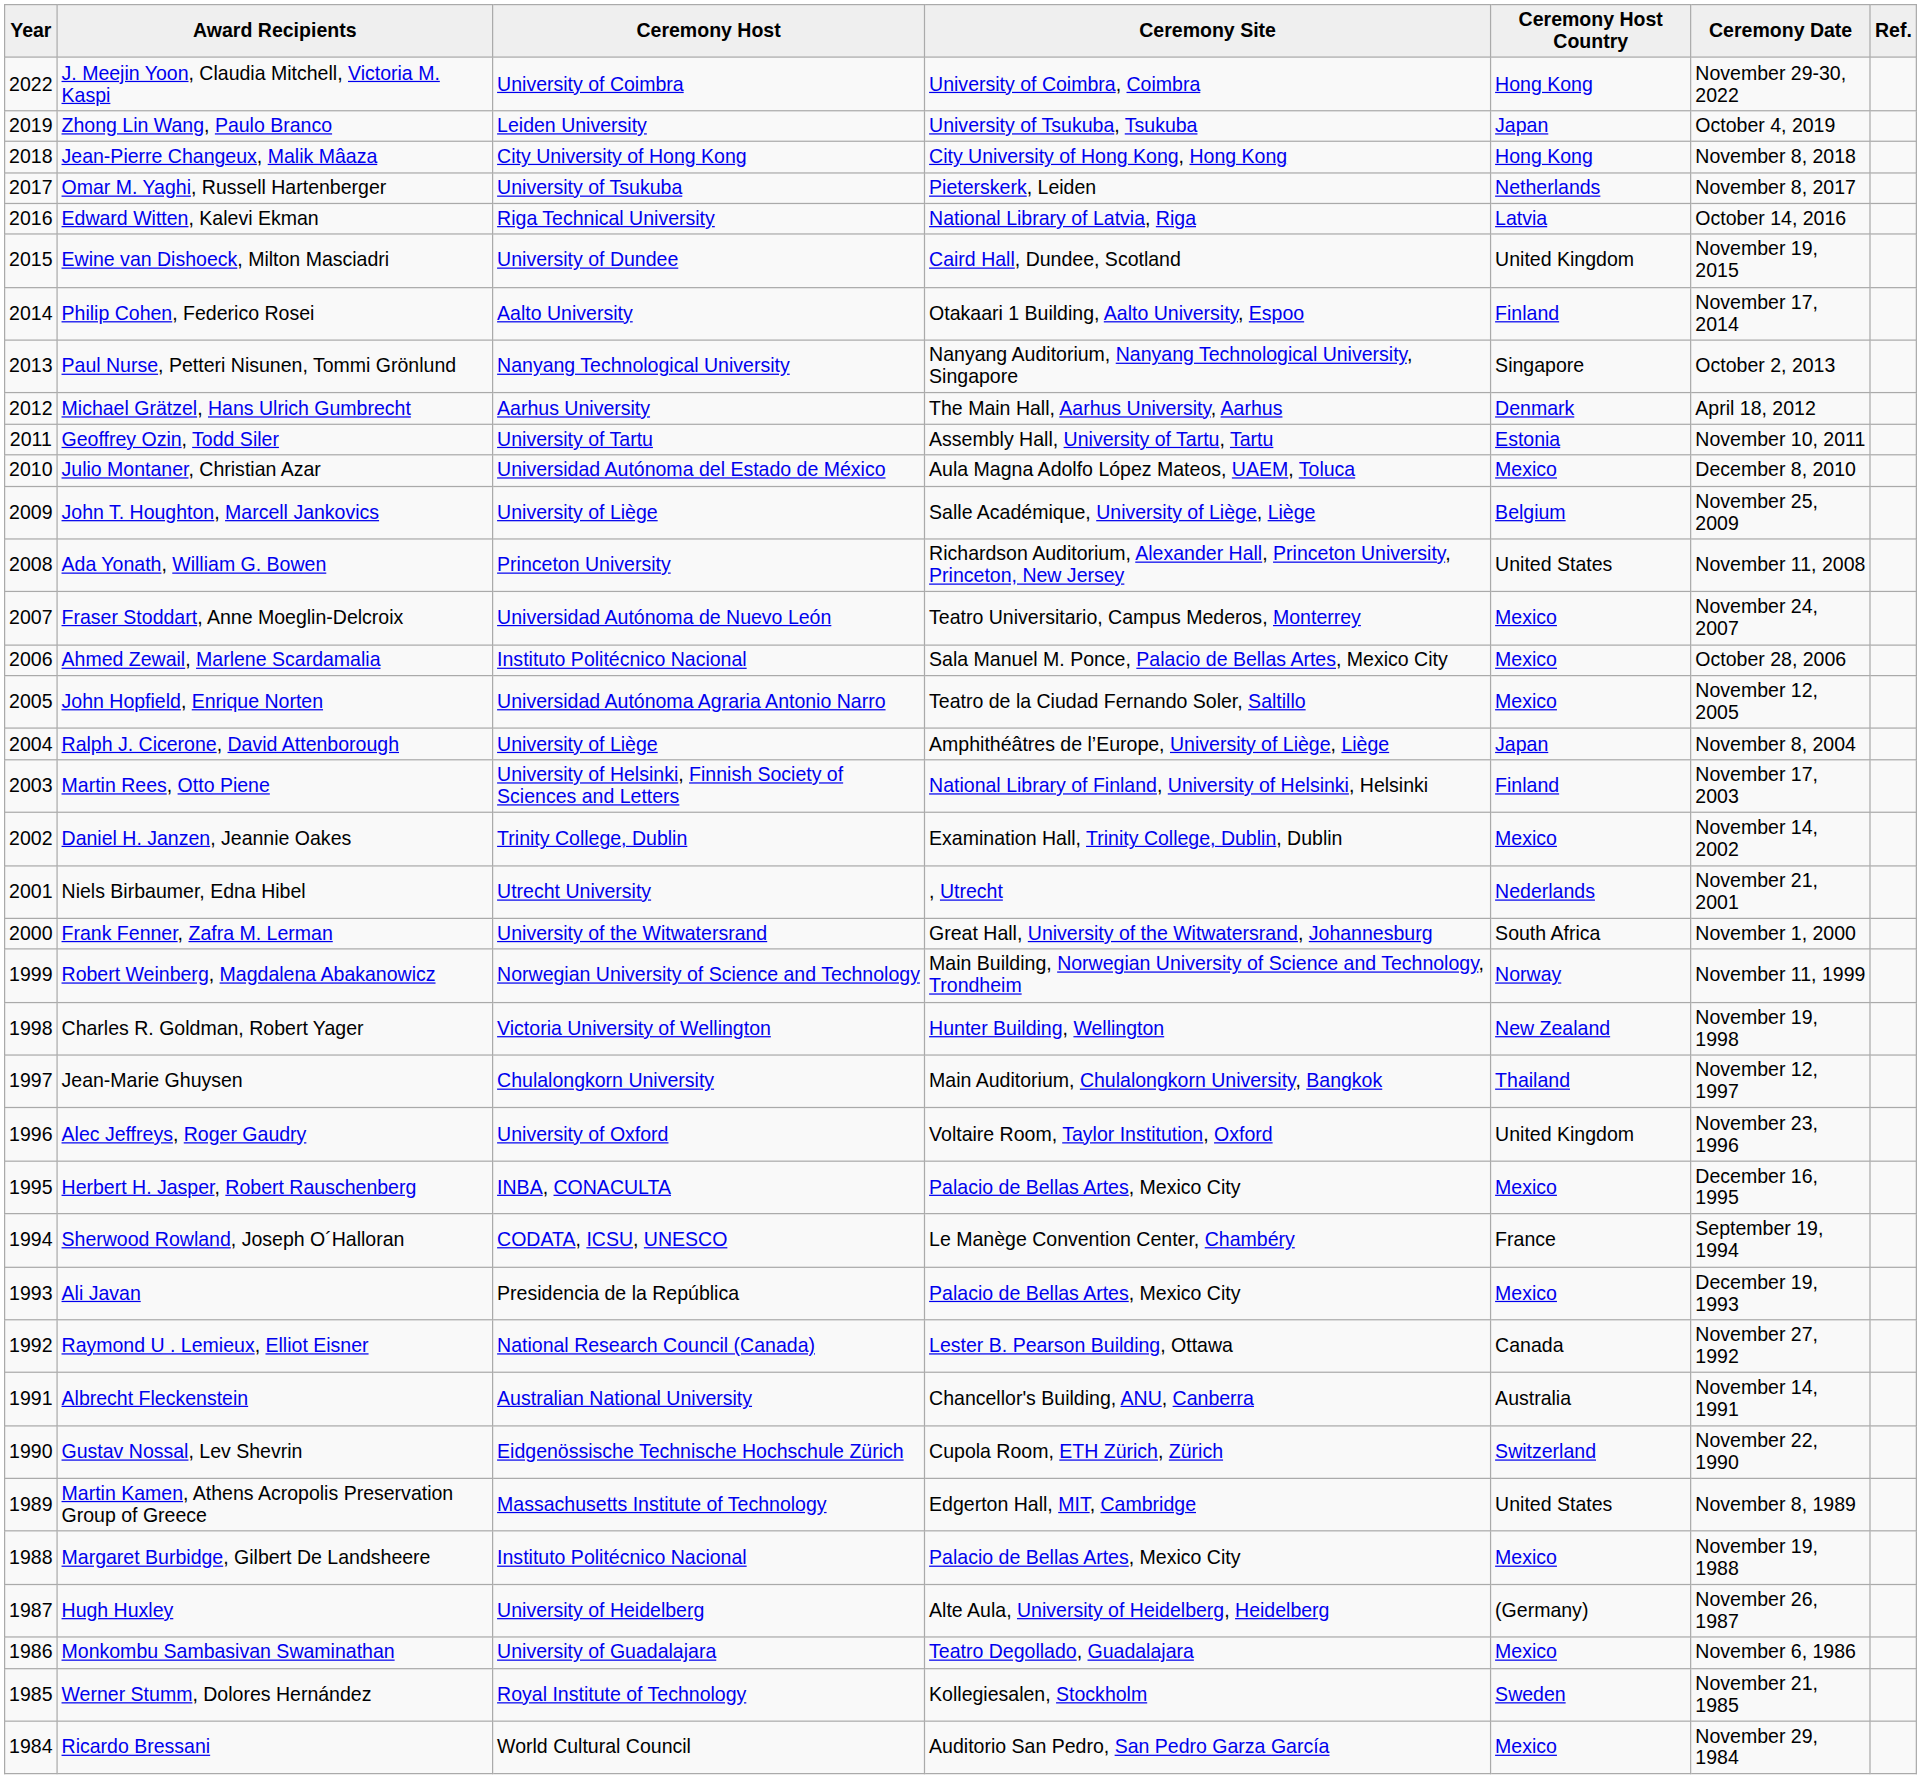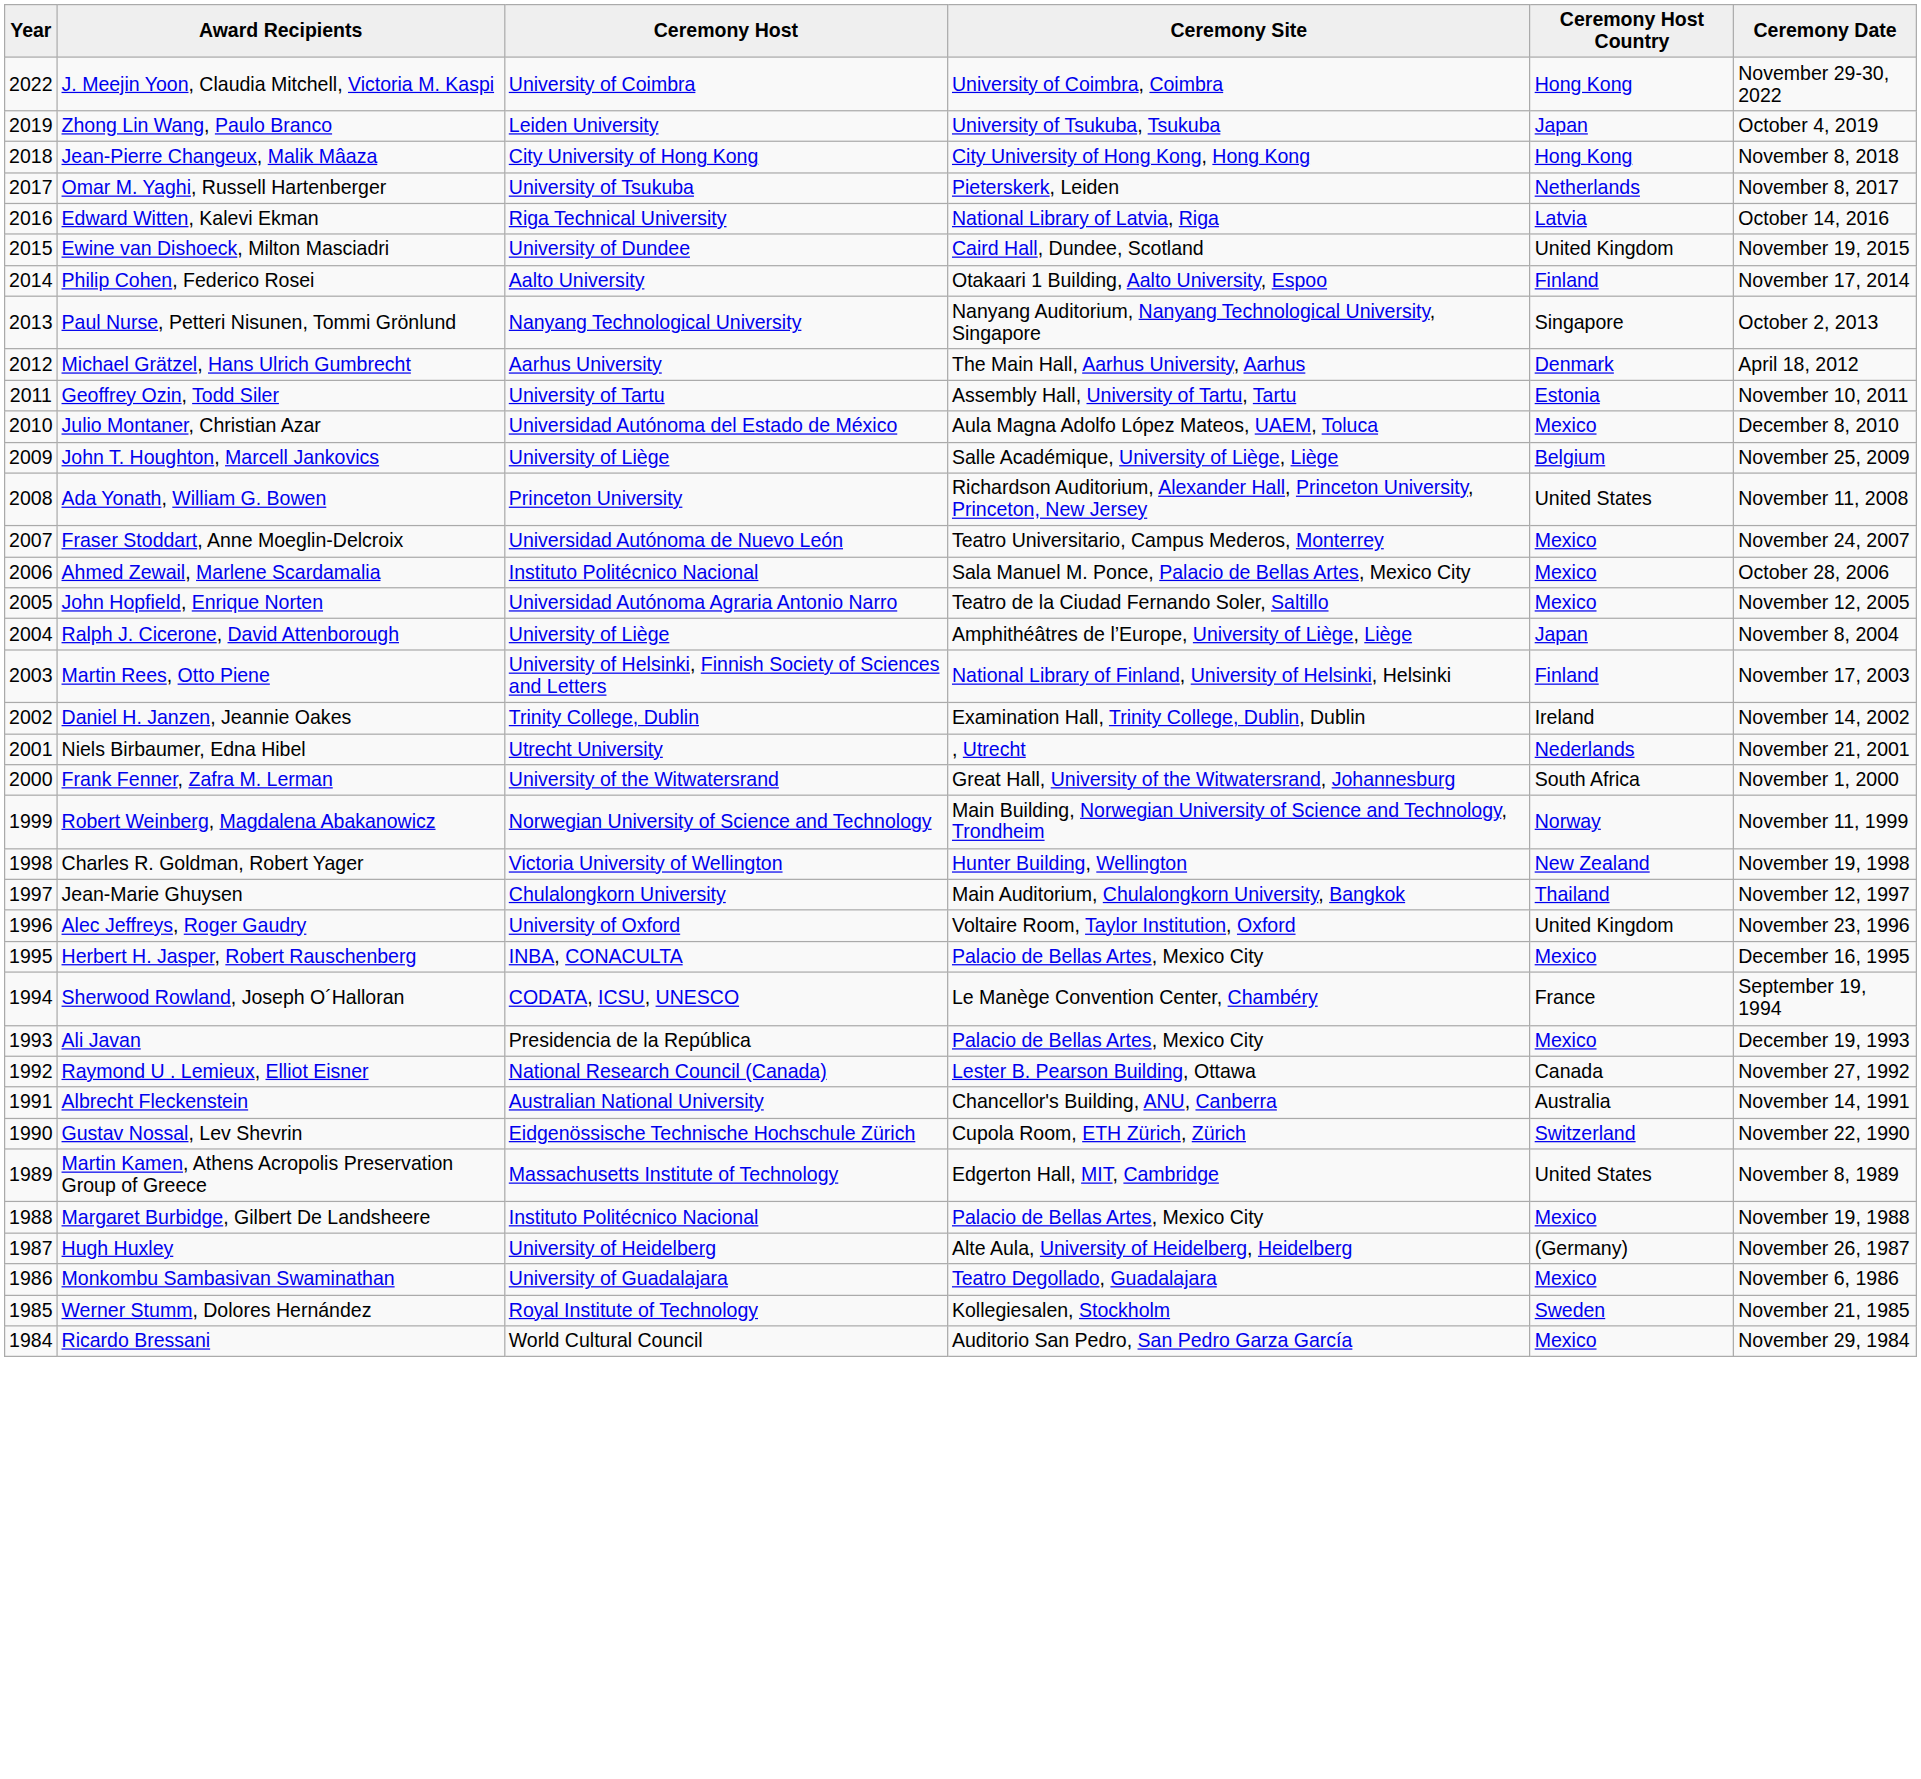- column: (1893, 30)
(1526, 838) Mexico -> (1565, 717) Ireland
